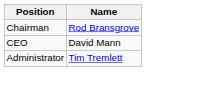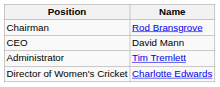+ row: (67, 74)
